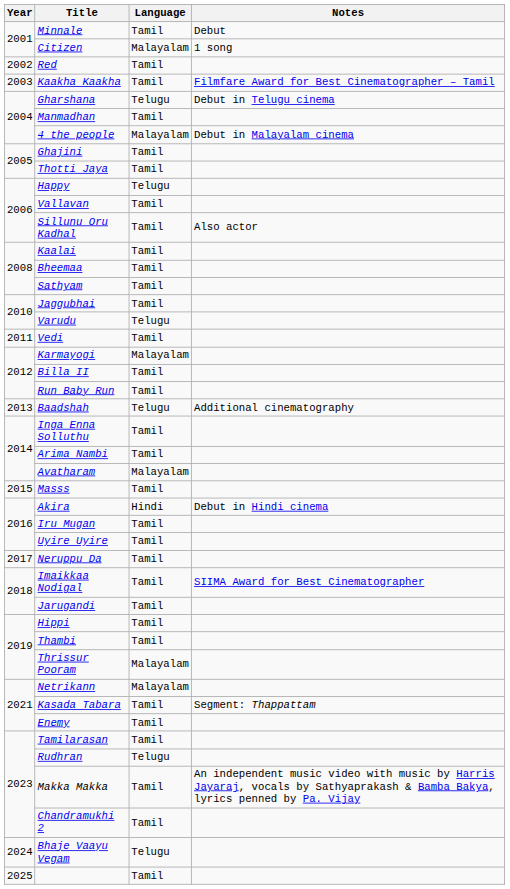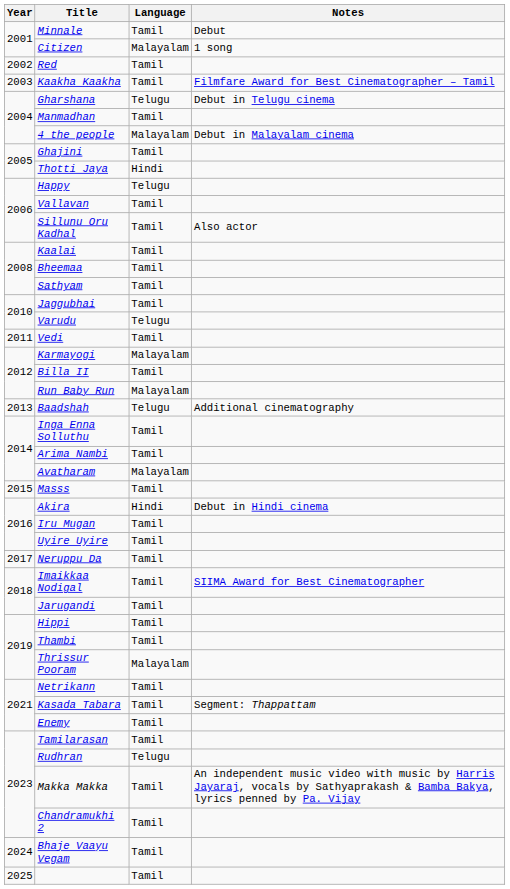(147, 169) Tamil -> (147, 169) Hindi
(147, 390) Tamil -> (160, 390) Malayalam
(160, 688) Malayalam -> (147, 688) Tamil
(151, 852) Telugu -> (147, 852) Tamil
